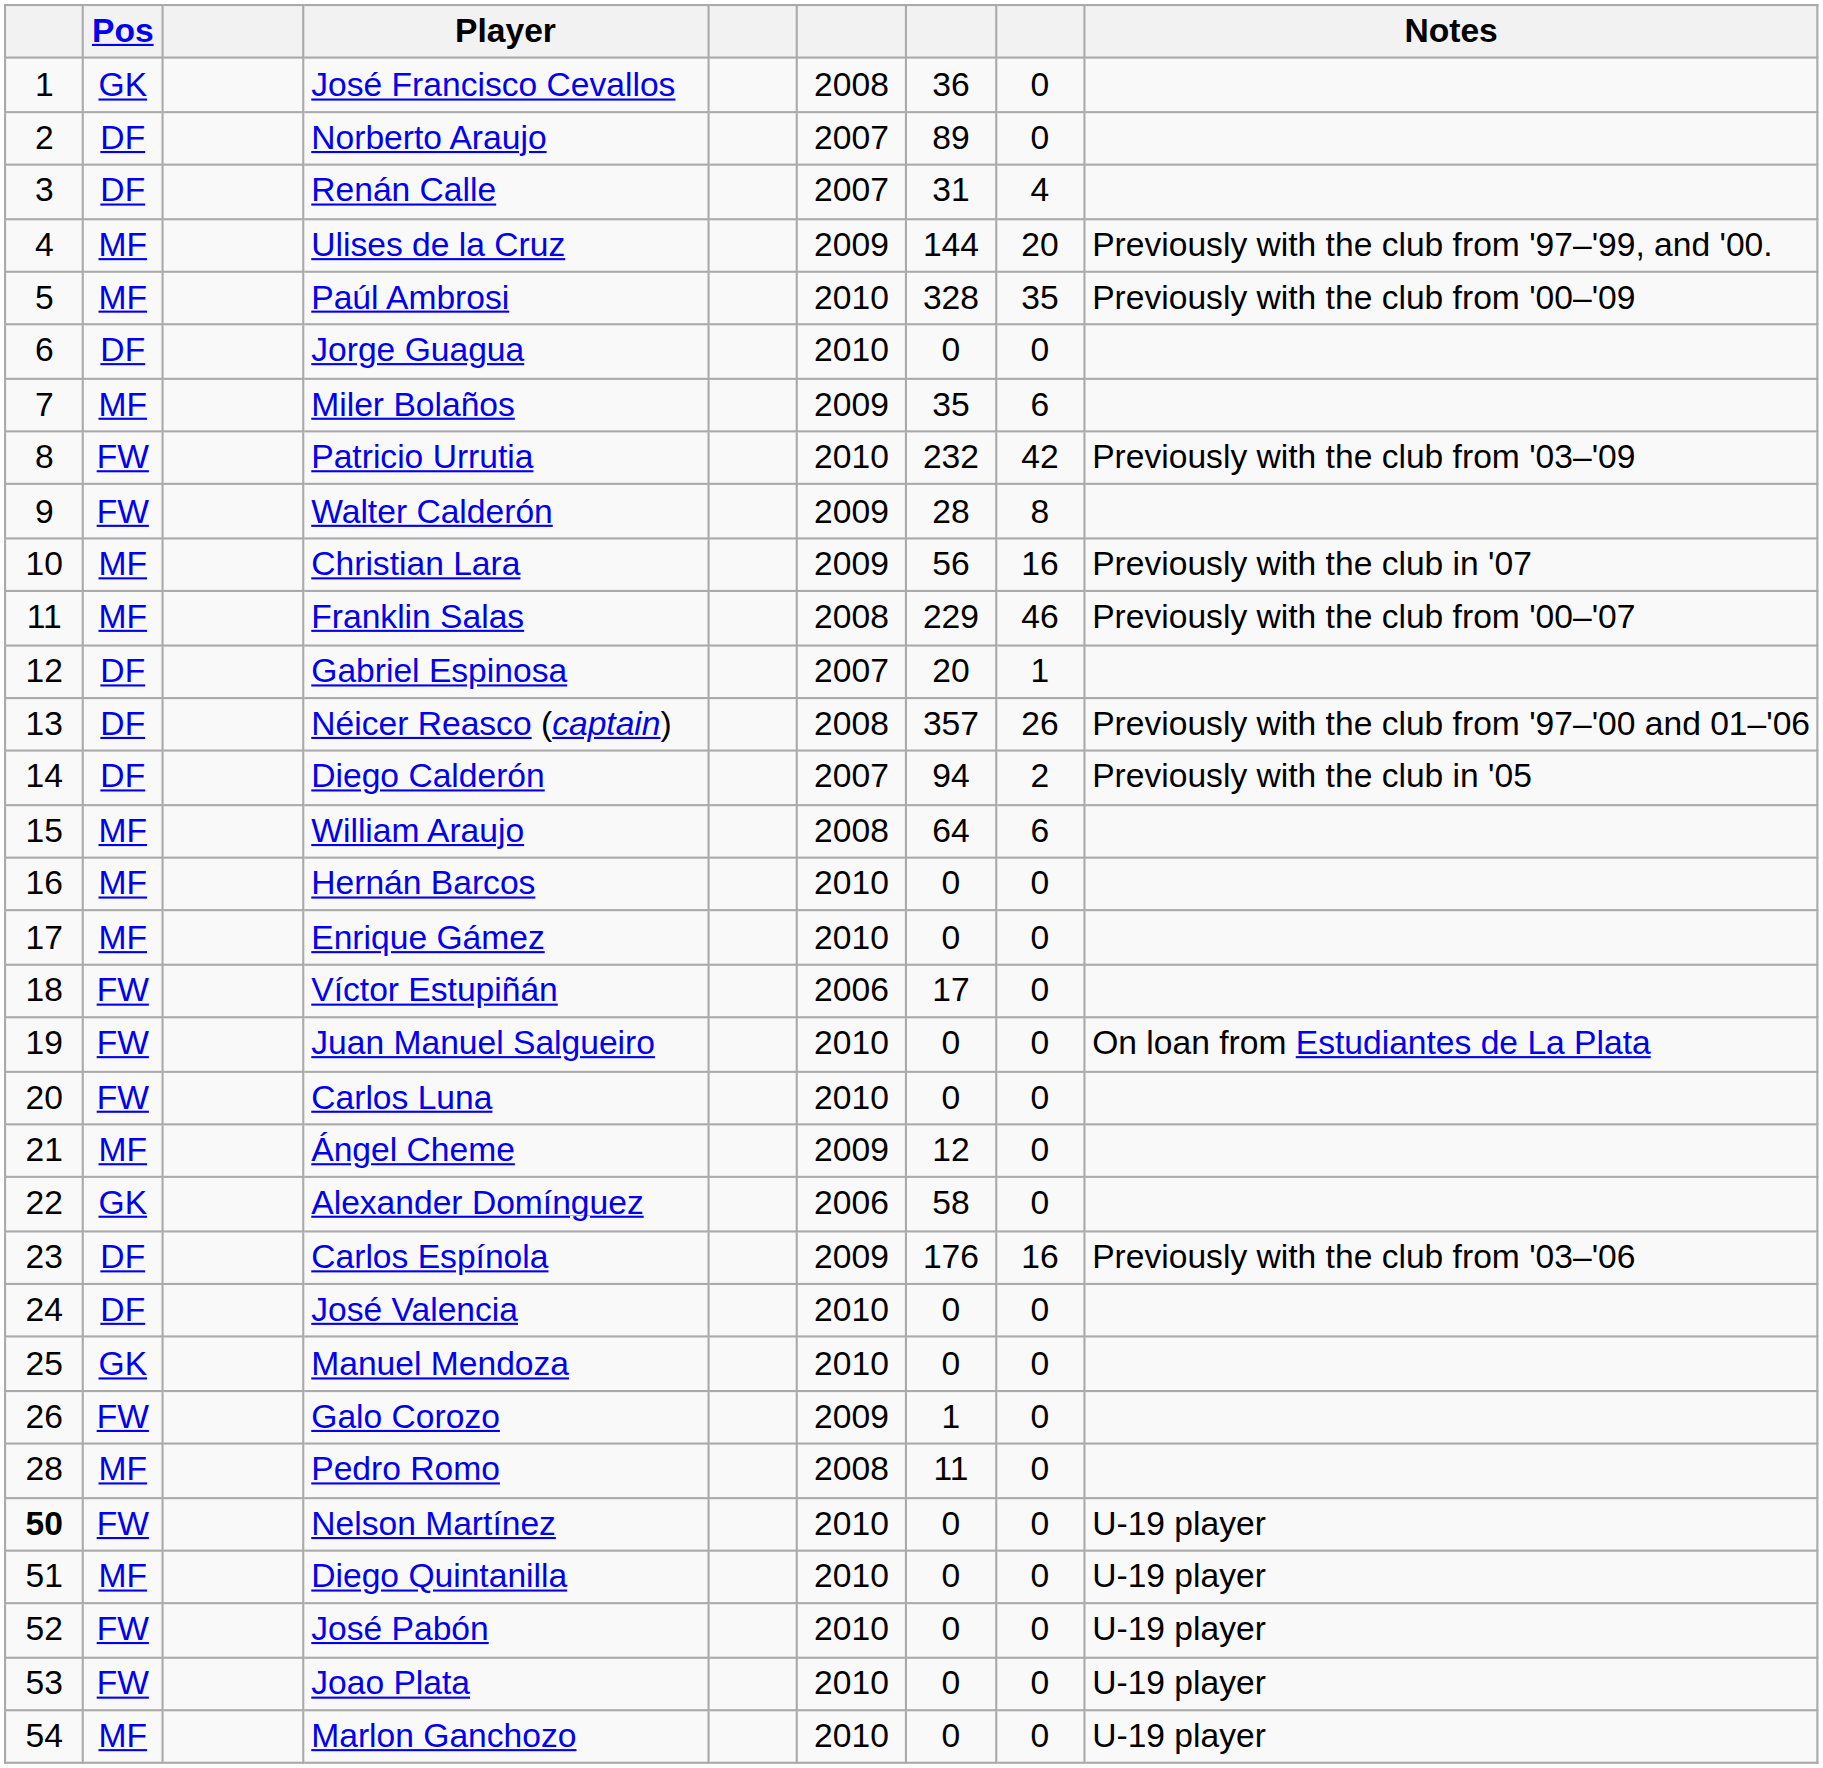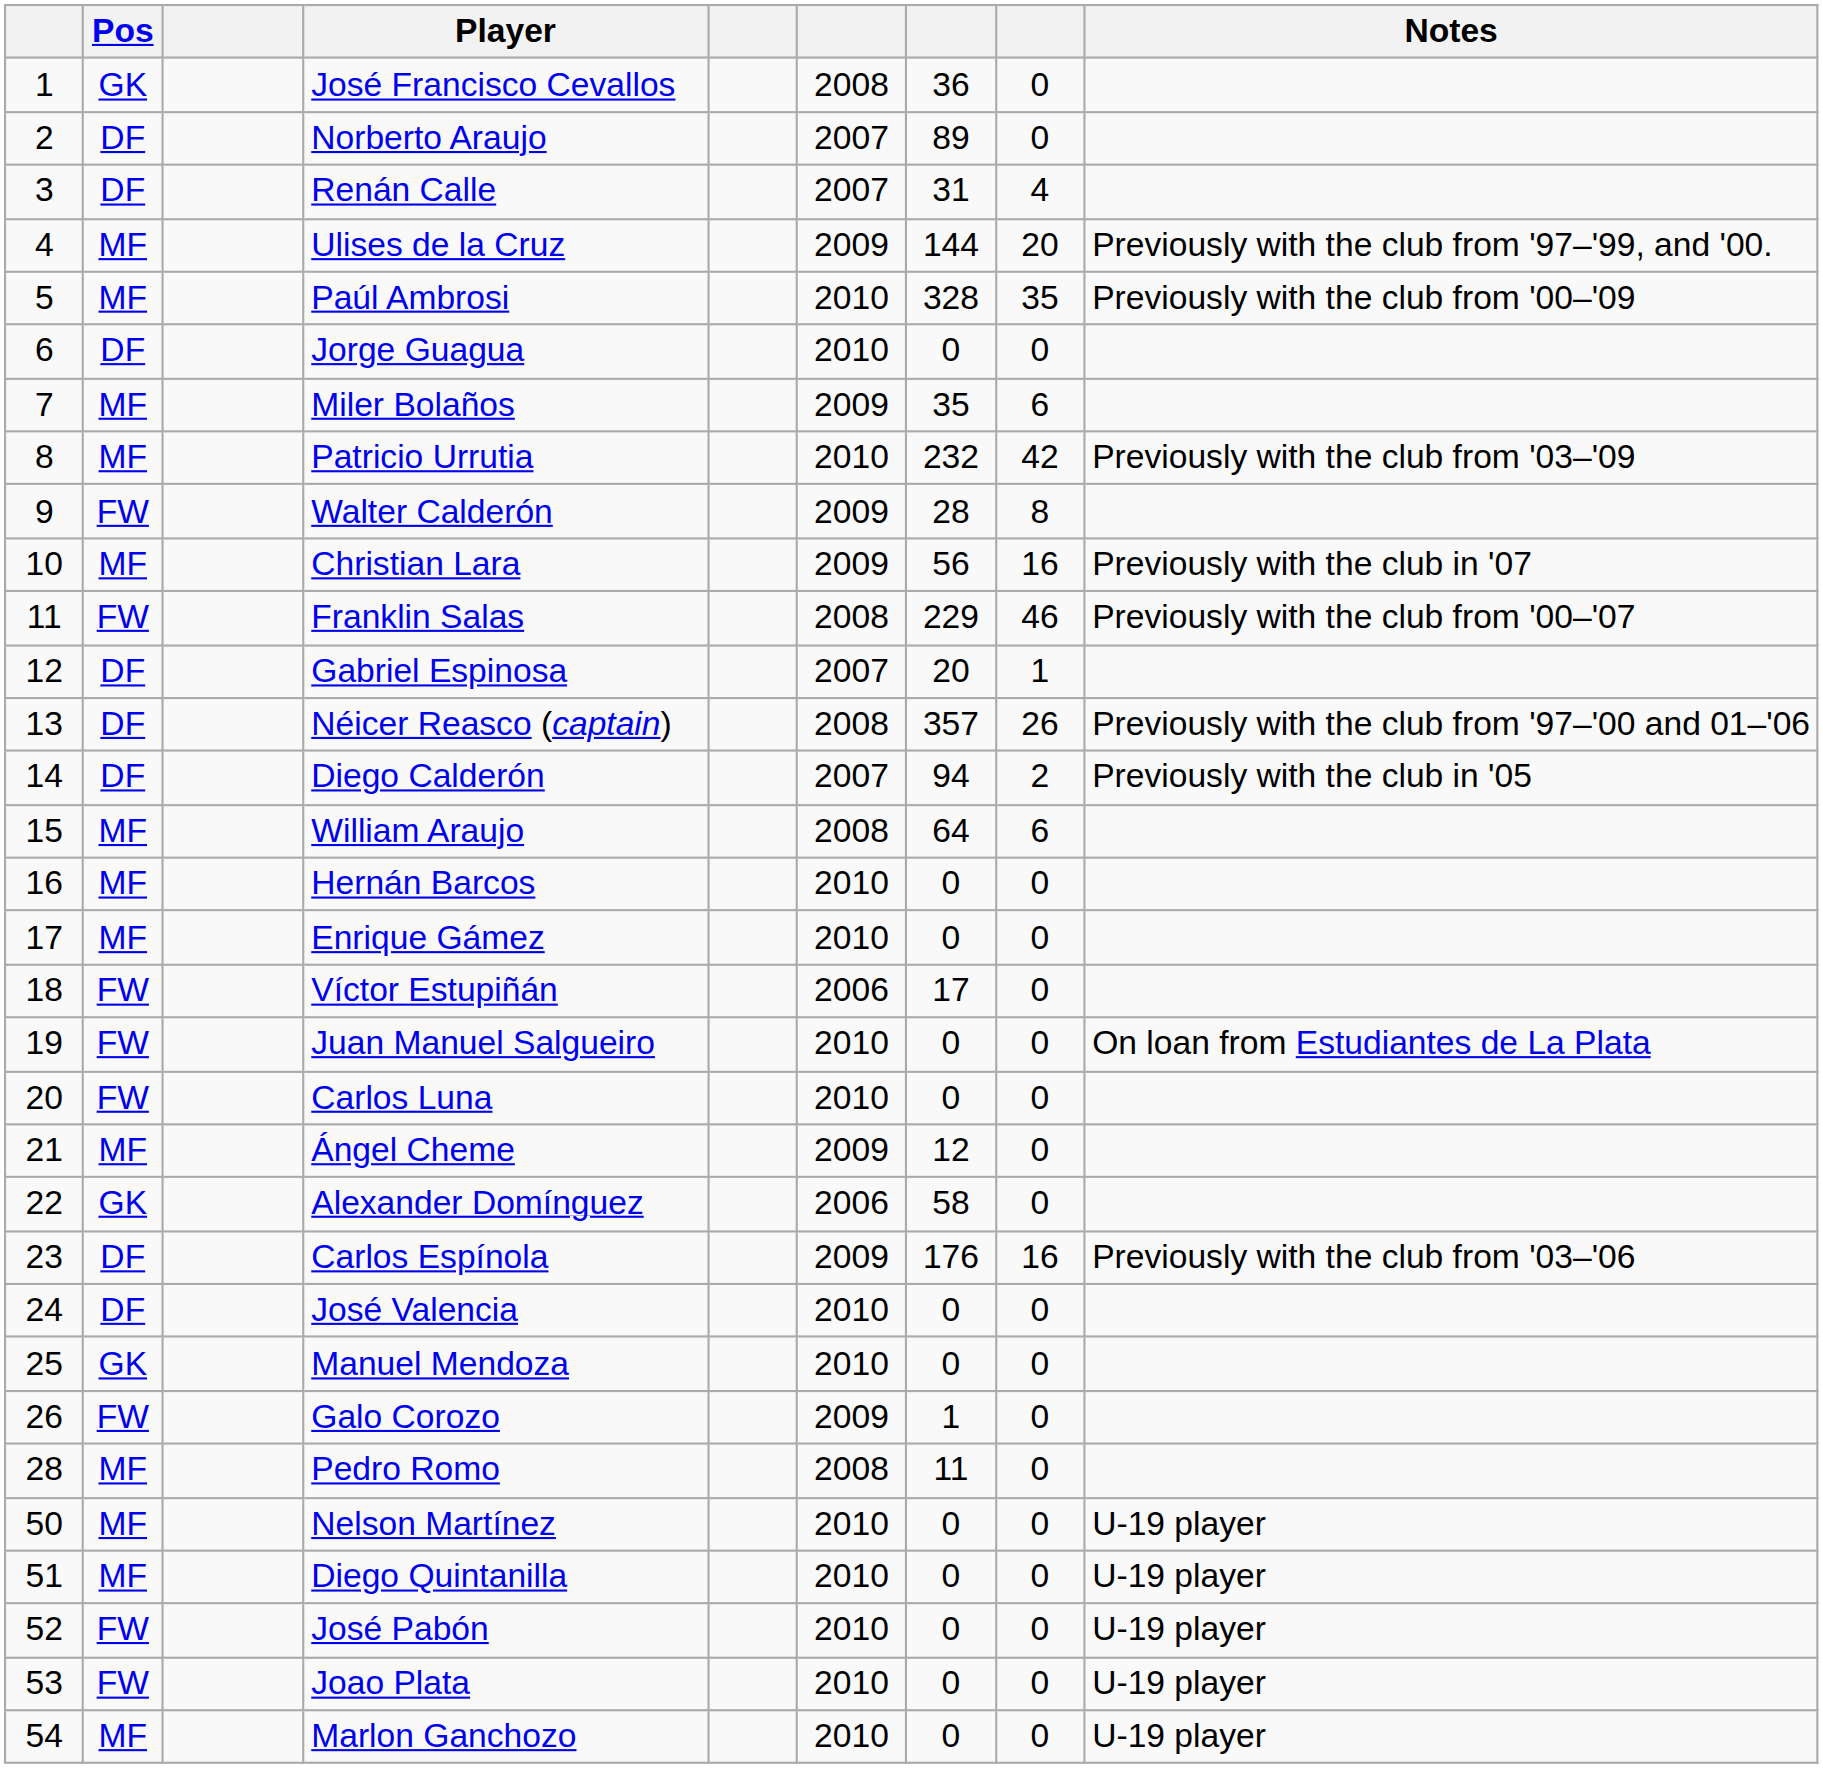(123, 457) FW -> (123, 457) MF
(123, 617) MF -> (123, 617) FW
(44, 1523) bold -> (44, 1523) normal
(123, 1523) FW -> (123, 1523) MF
